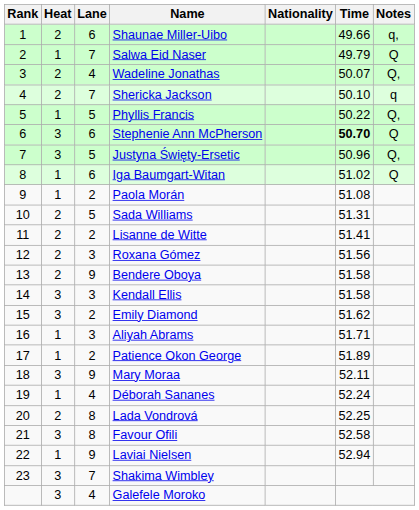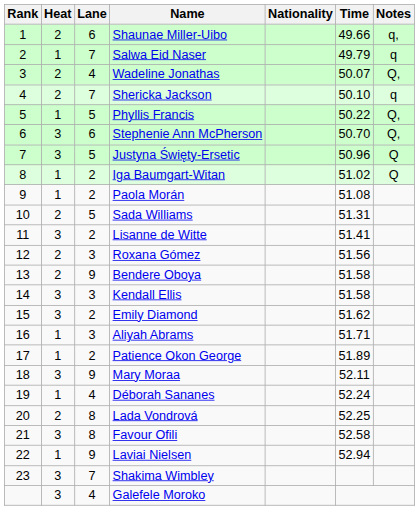(394, 54) Q -> (394, 54) q
(354, 134) bold -> (354, 134) normal
(394, 134) Q -> (394, 134) Q,
(394, 154) Q, -> (394, 154) Q
(92, 174) 6 -> (92, 174) 2
(58, 235) 2 -> (58, 235) 3
